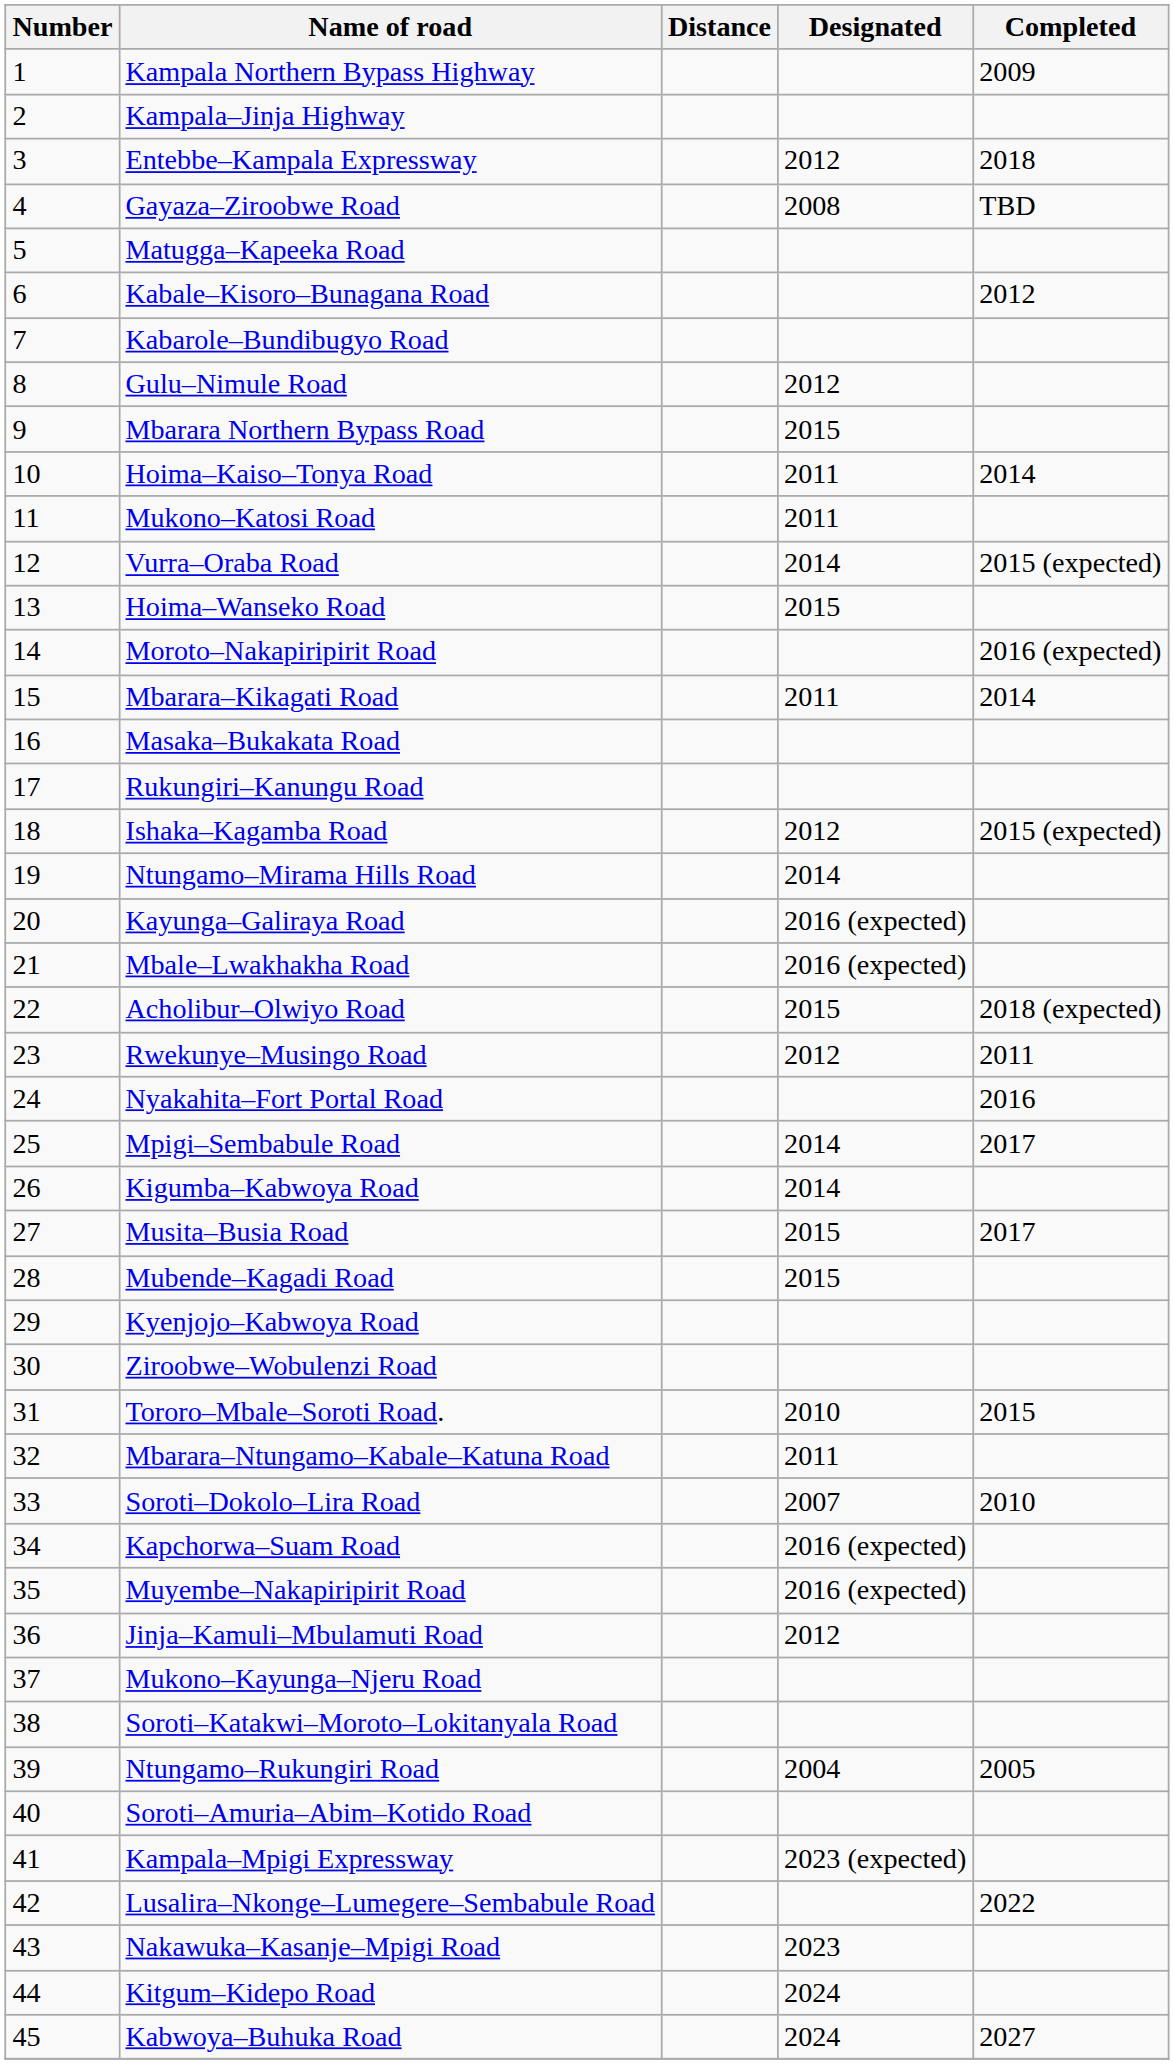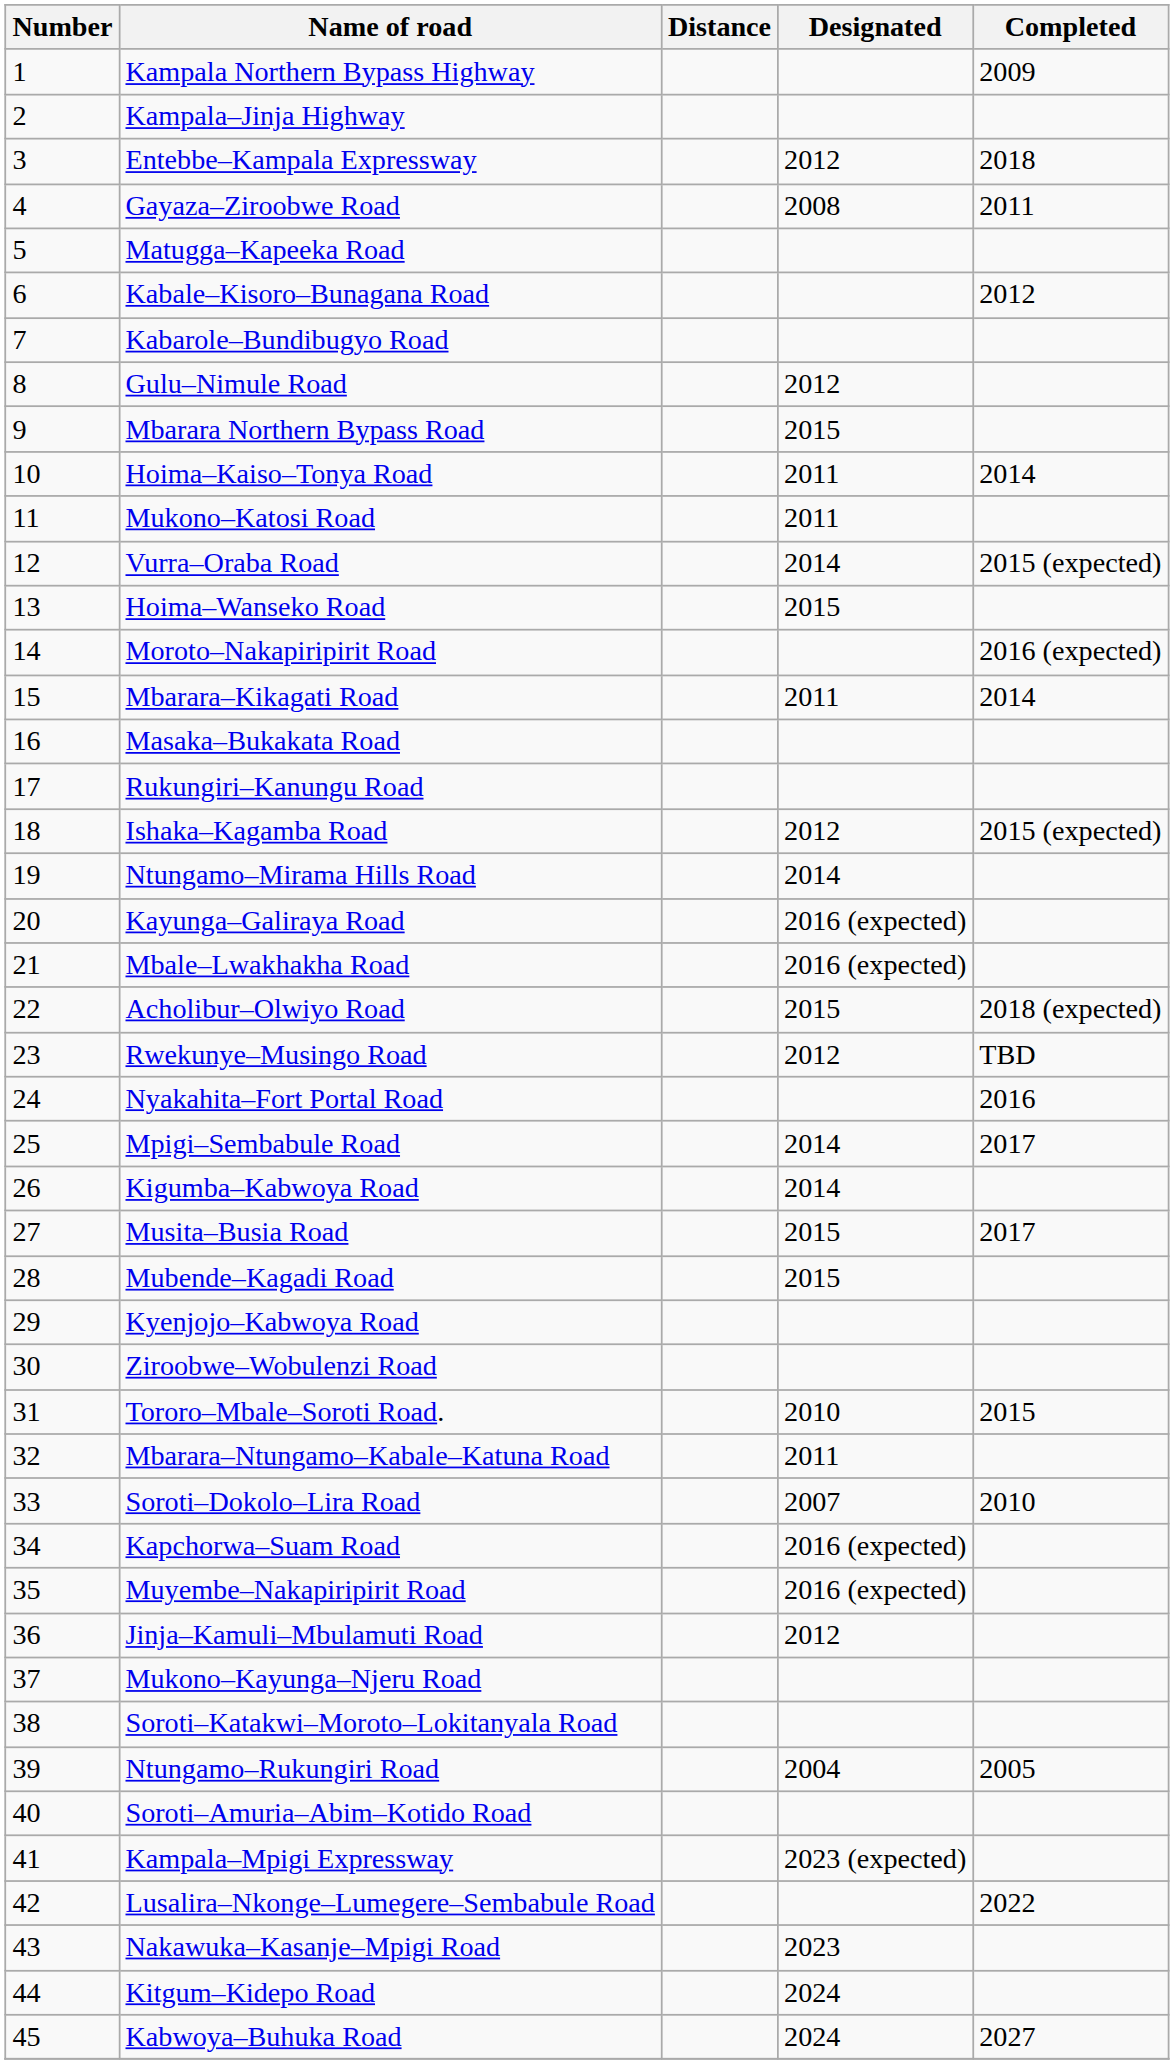(1007, 205) TBD -> (1007, 205) 2011
(1007, 1054) 2011 -> (1007, 1054) TBD
